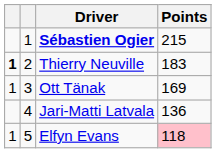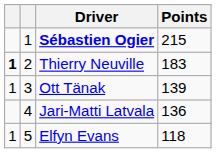(174, 87) 169 -> (174, 87) 139
(173, 135) pink background -> (173, 135) no background
